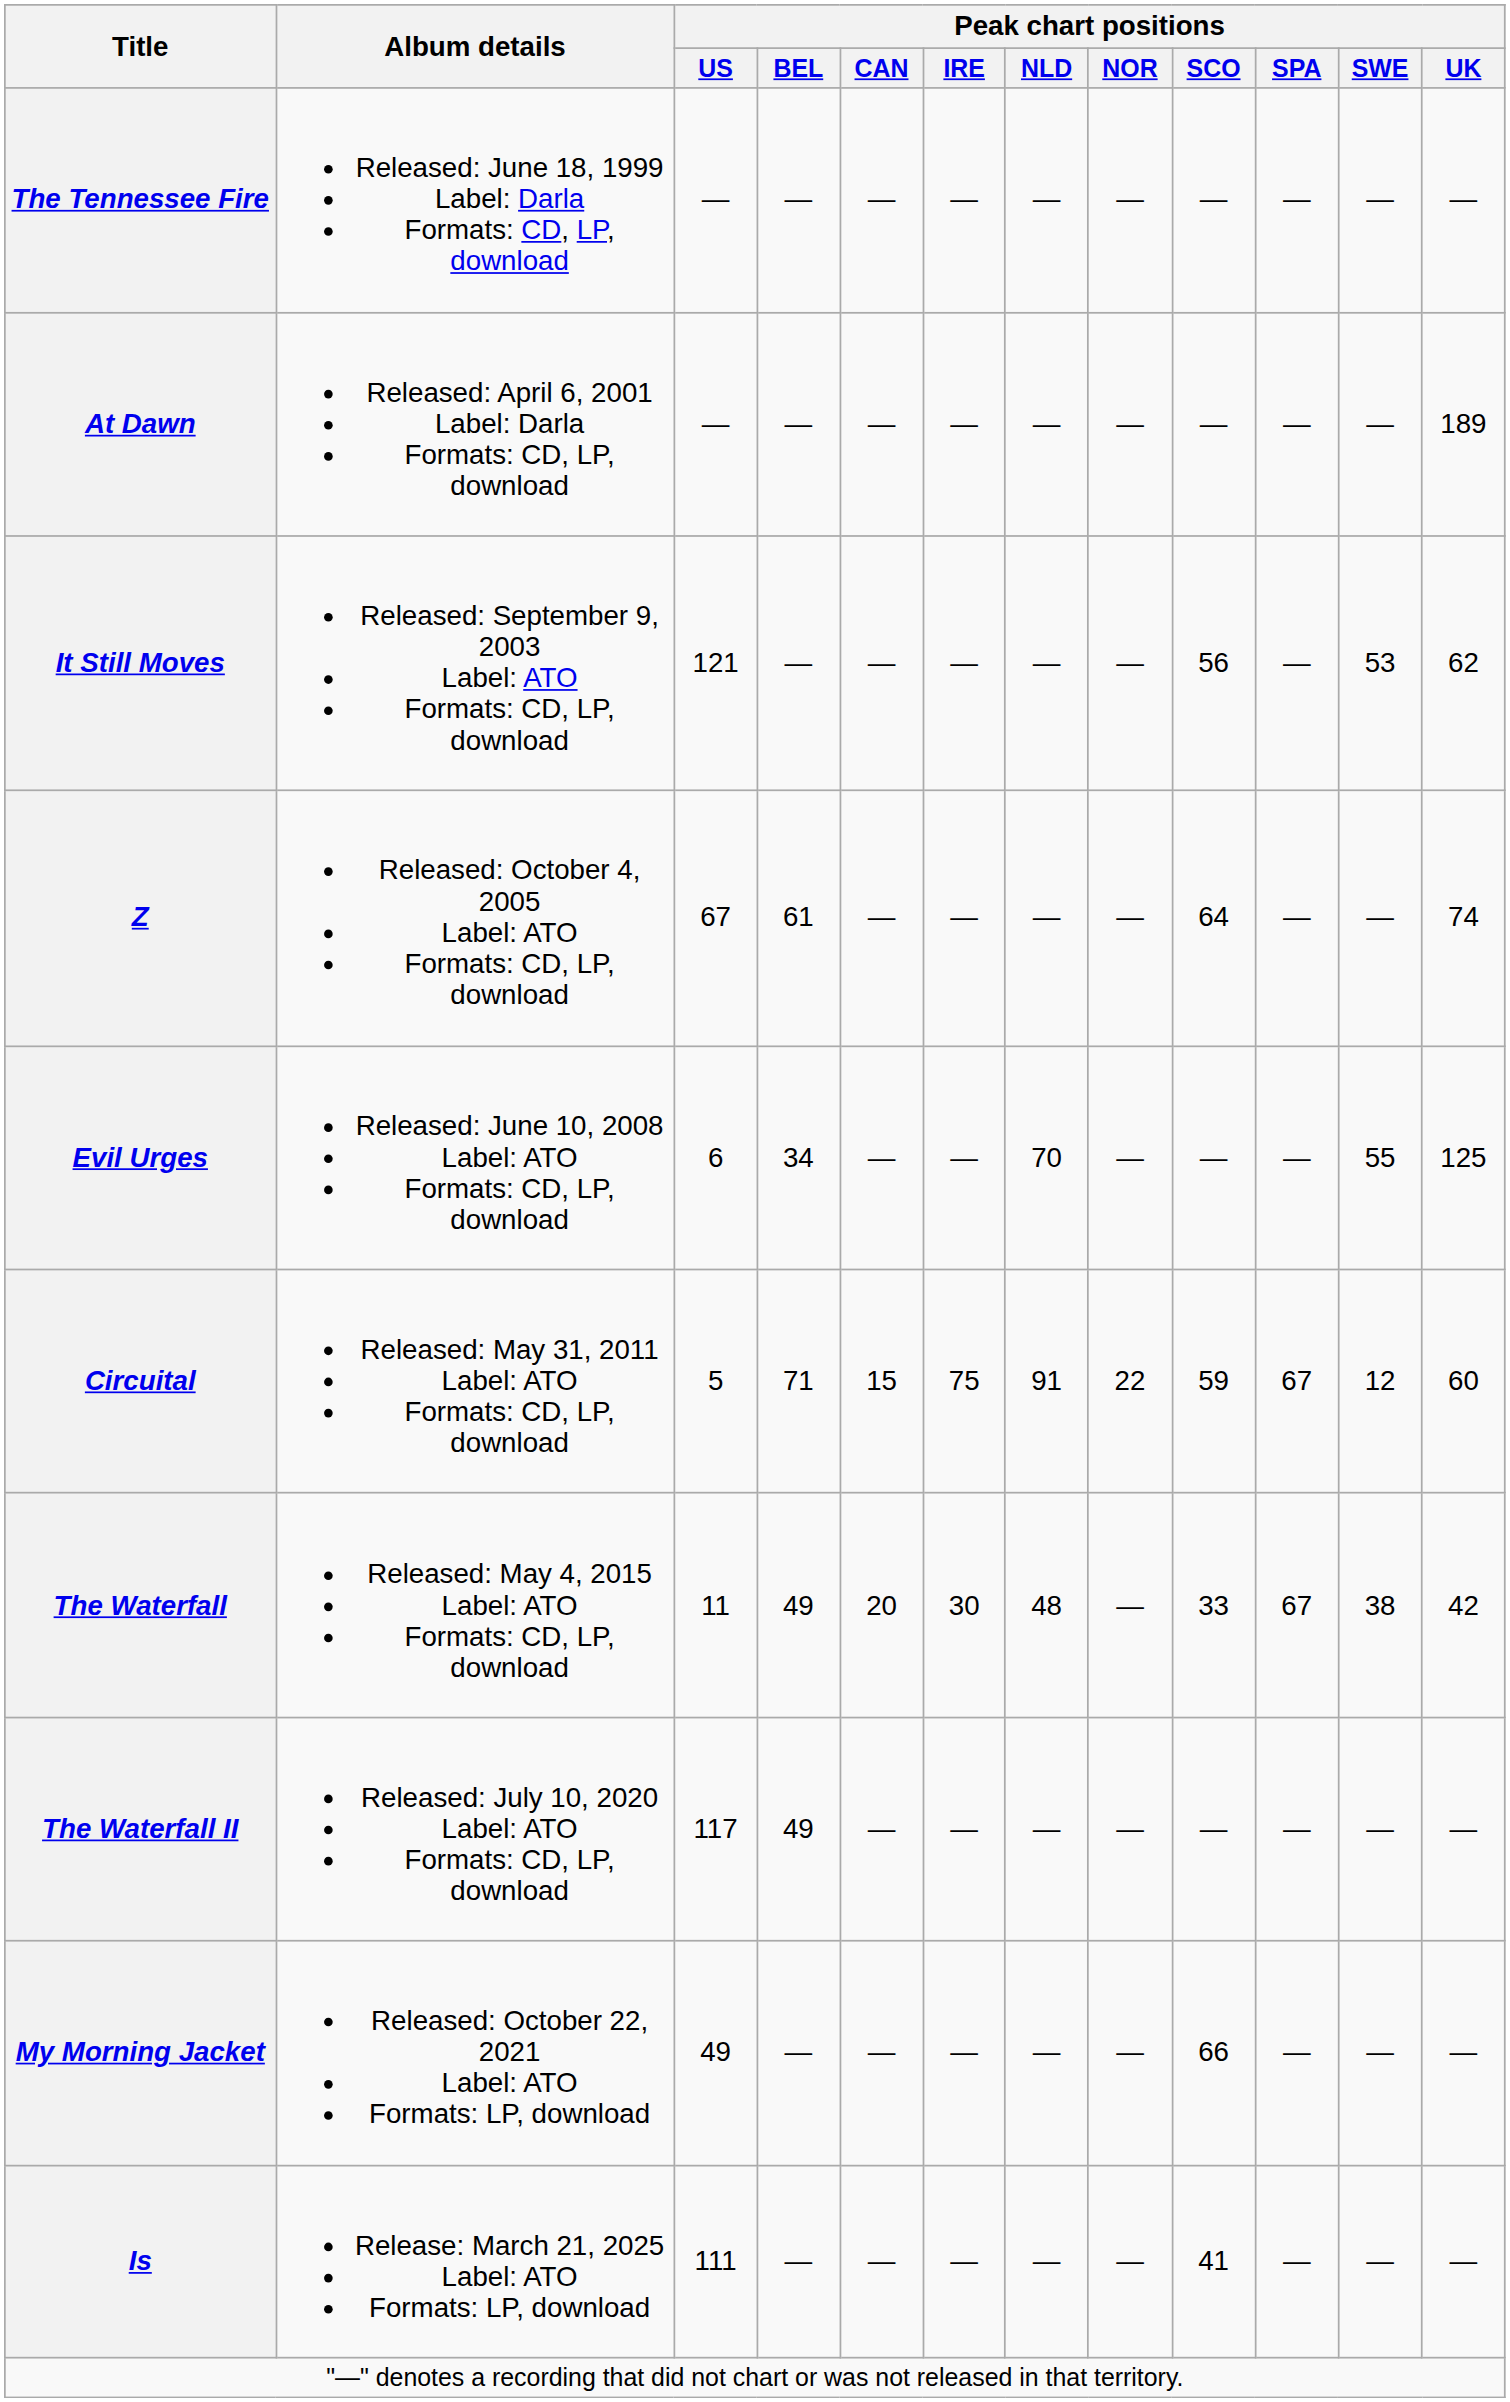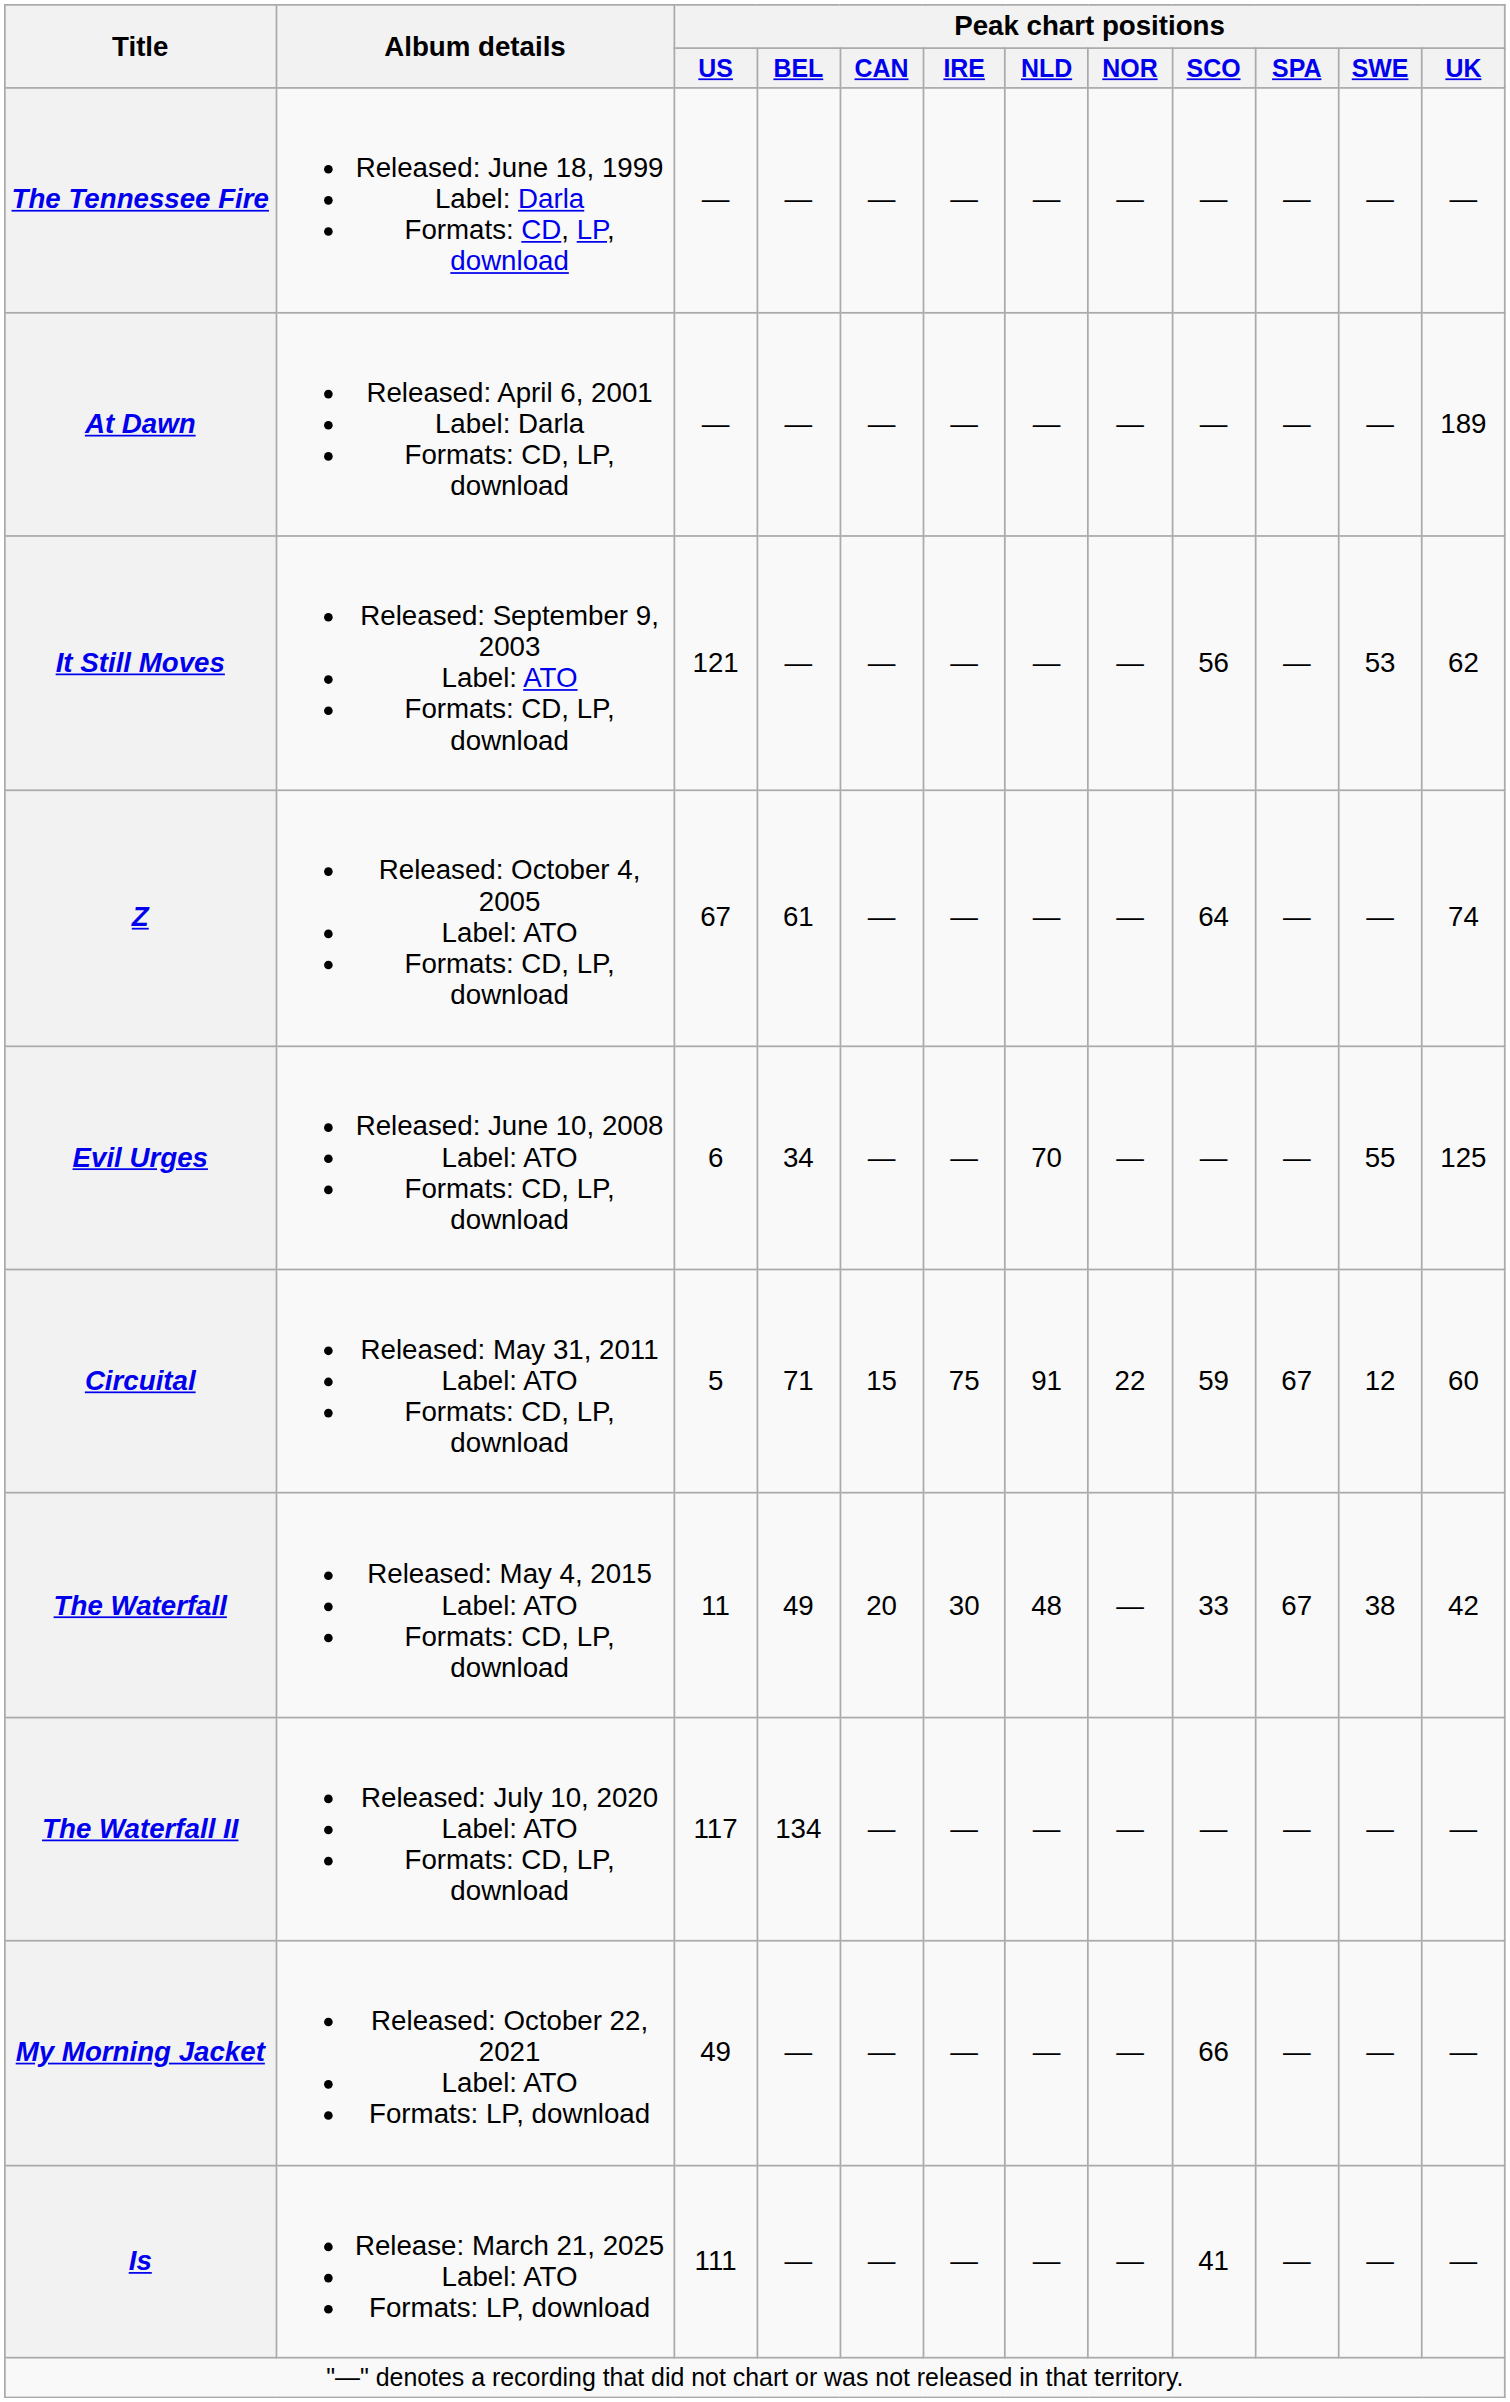(798, 1828) 49 -> (798, 1828) 134
